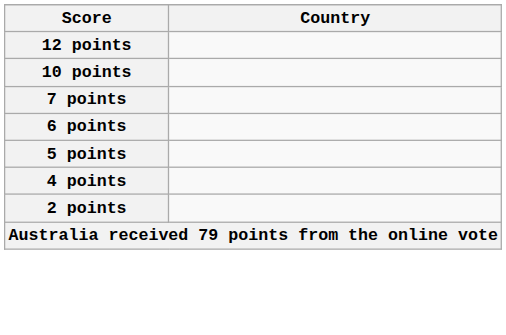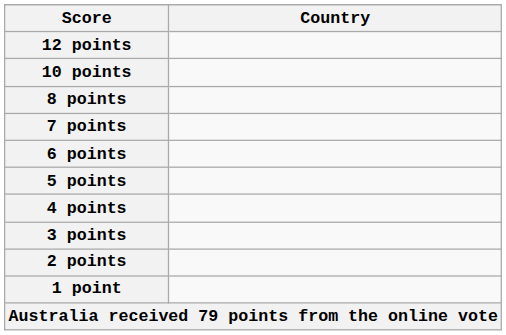+ row: (87, 100)
+ row: (87, 235)
+ row: (87, 289)
